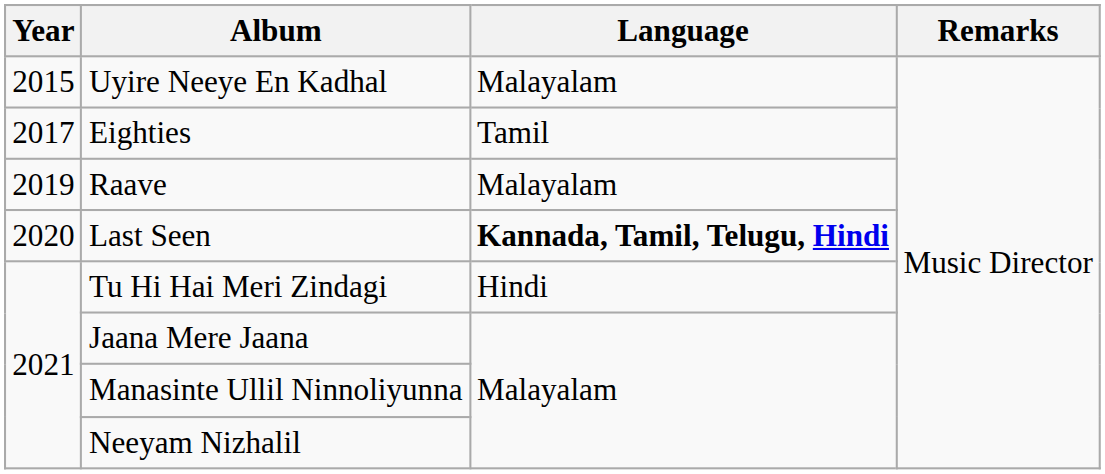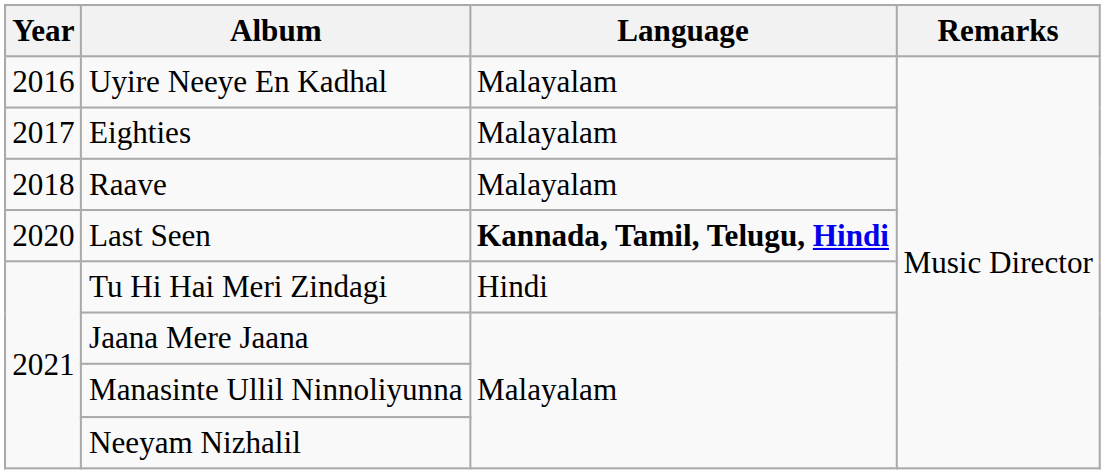(43, 81) 2015 -> (43, 81) 2016
(513, 133) Tamil -> (547, 133) Malayalam
(43, 184) 2019 -> (43, 184) 2018
